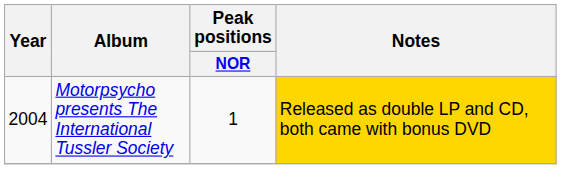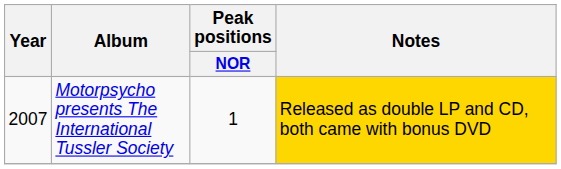(28, 119) 2004 -> (28, 119) 2007
